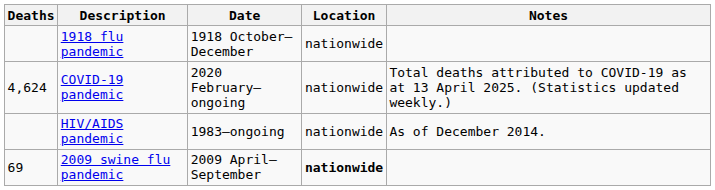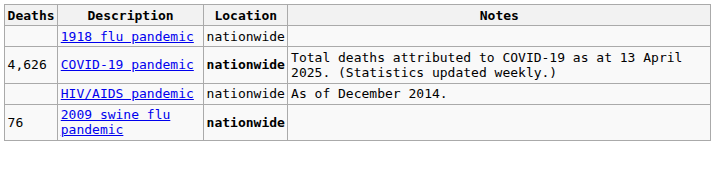- column: (245, 15)
(27, 87) 4,624 -> (27, 65) 4,626
(344, 87) normal -> (246, 65) bold
(15, 167) 69 -> (15, 122) 76
